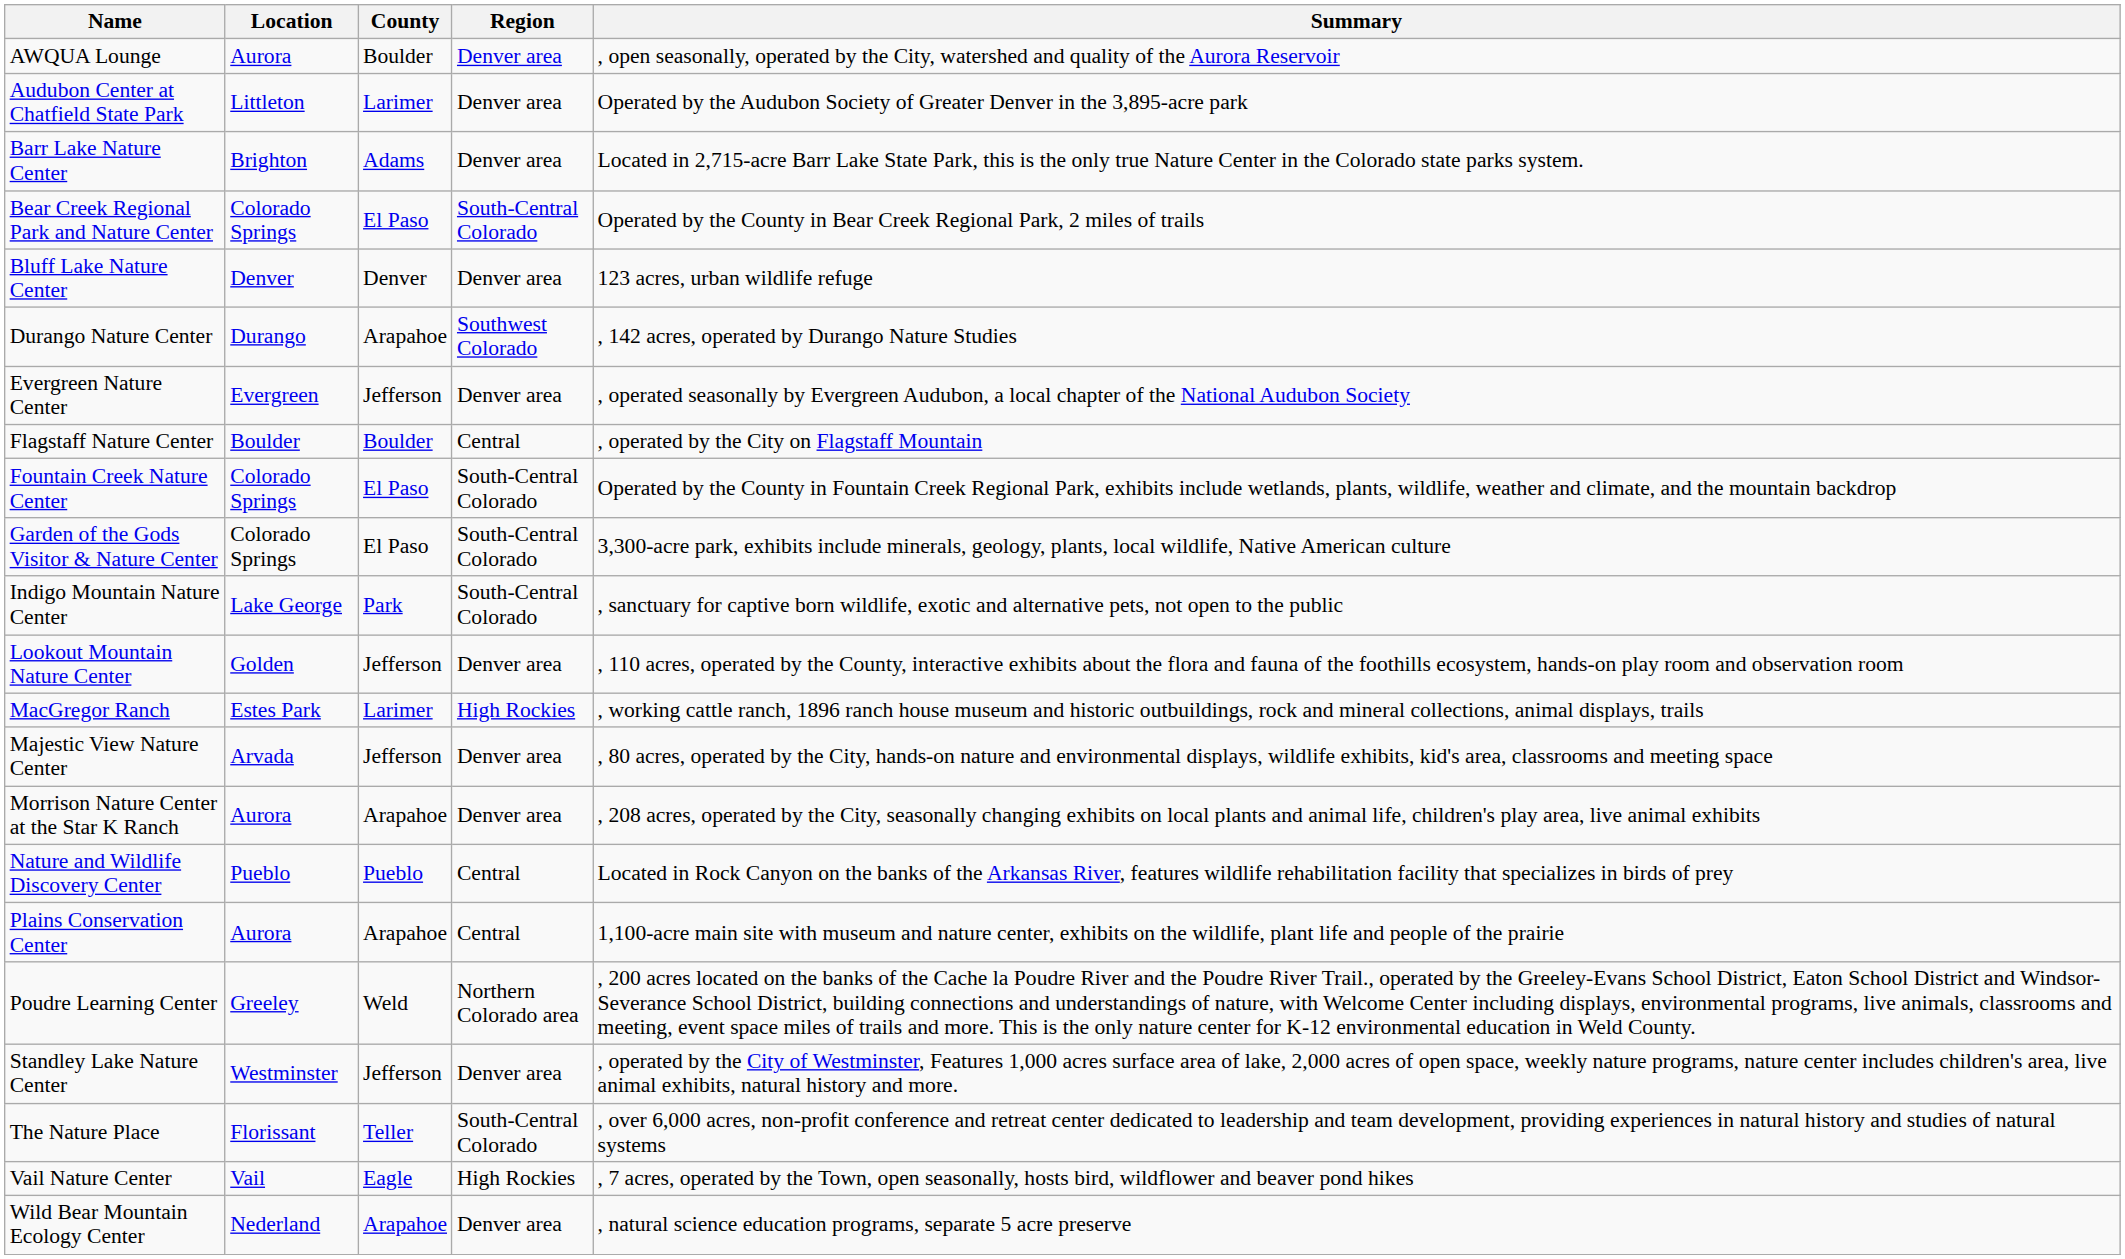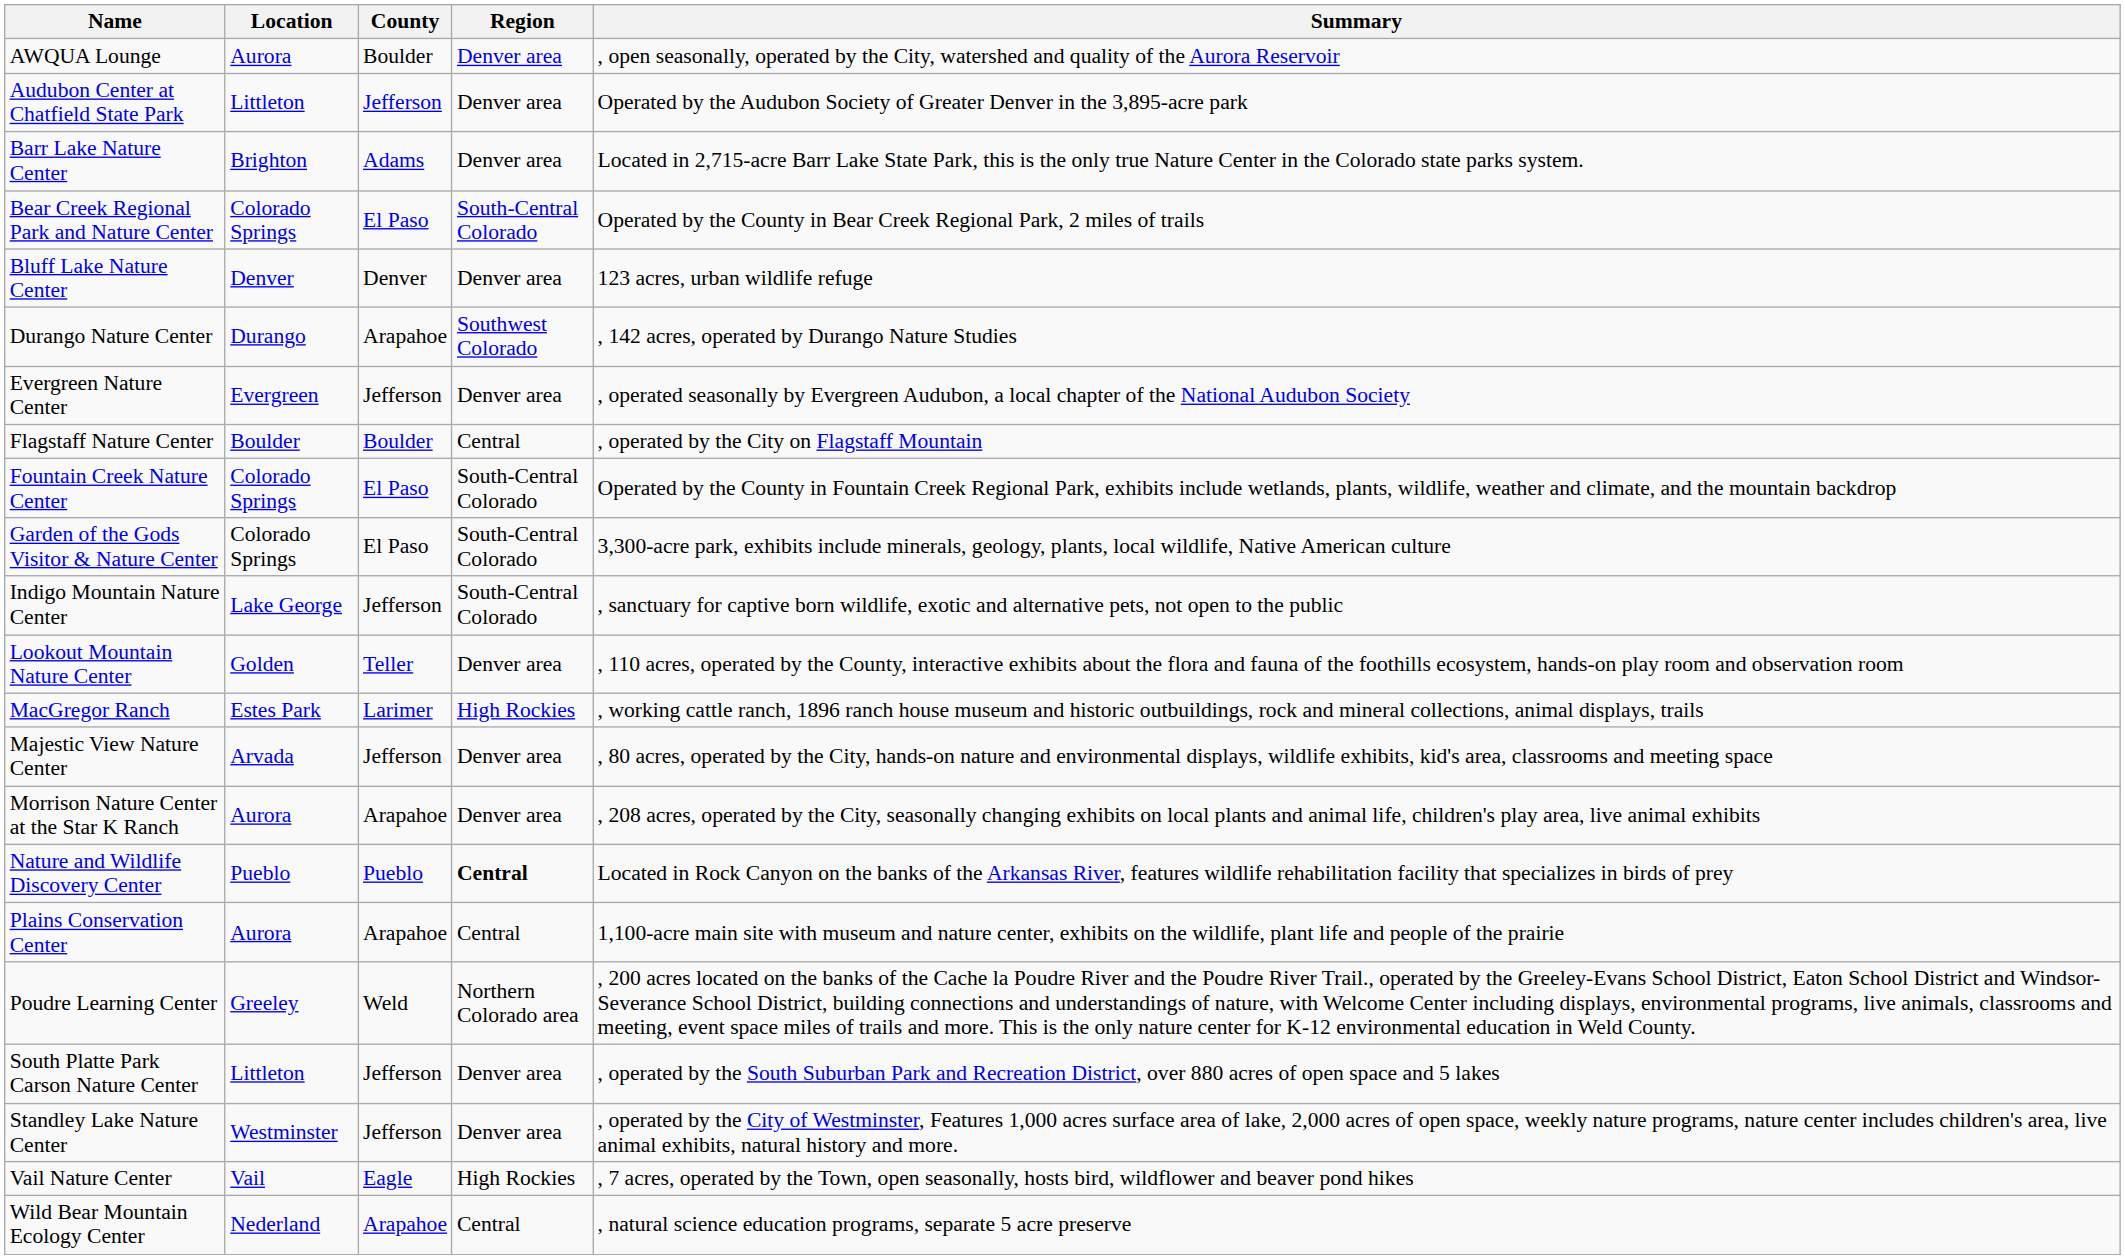(398, 102) Larimer -> (402, 102) Jefferson
(383, 604) Park -> (402, 604) Jefferson
(402, 663) Jefferson -> (388, 663) Teller
(489, 873) normal -> (492, 873) bold
+ row: (104, 1073)
- row: (85, 1132)
(509, 1224) Denver area -> (489, 1224) Central
